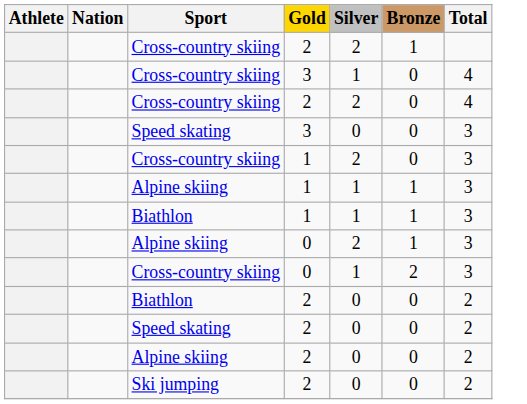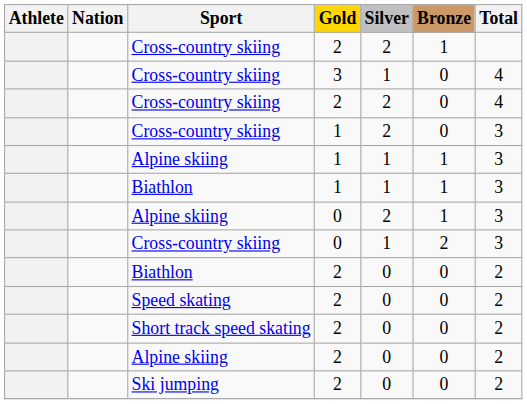- row: (181, 131)
+ row: (221, 328)
